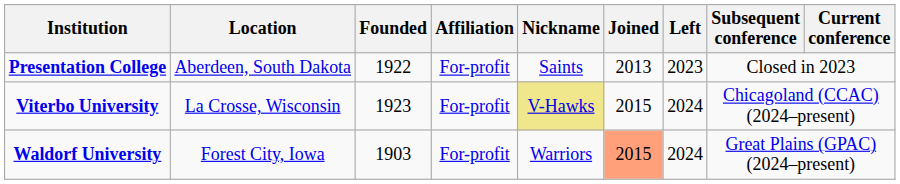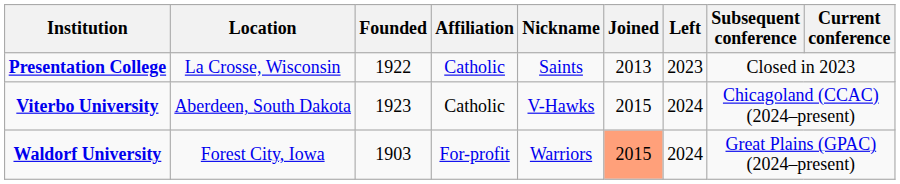(263, 67) Aberdeen, South Dakota -> (263, 67) La Crosse, Wisconsin
(475, 67) For-profit -> (475, 67) Catholic
(263, 105) La Crosse, Wisconsin -> (263, 105) Aberdeen, South Dakota
(475, 105) For-profit -> (475, 105) Catholic
(561, 105) khaki background -> (561, 105) no background
